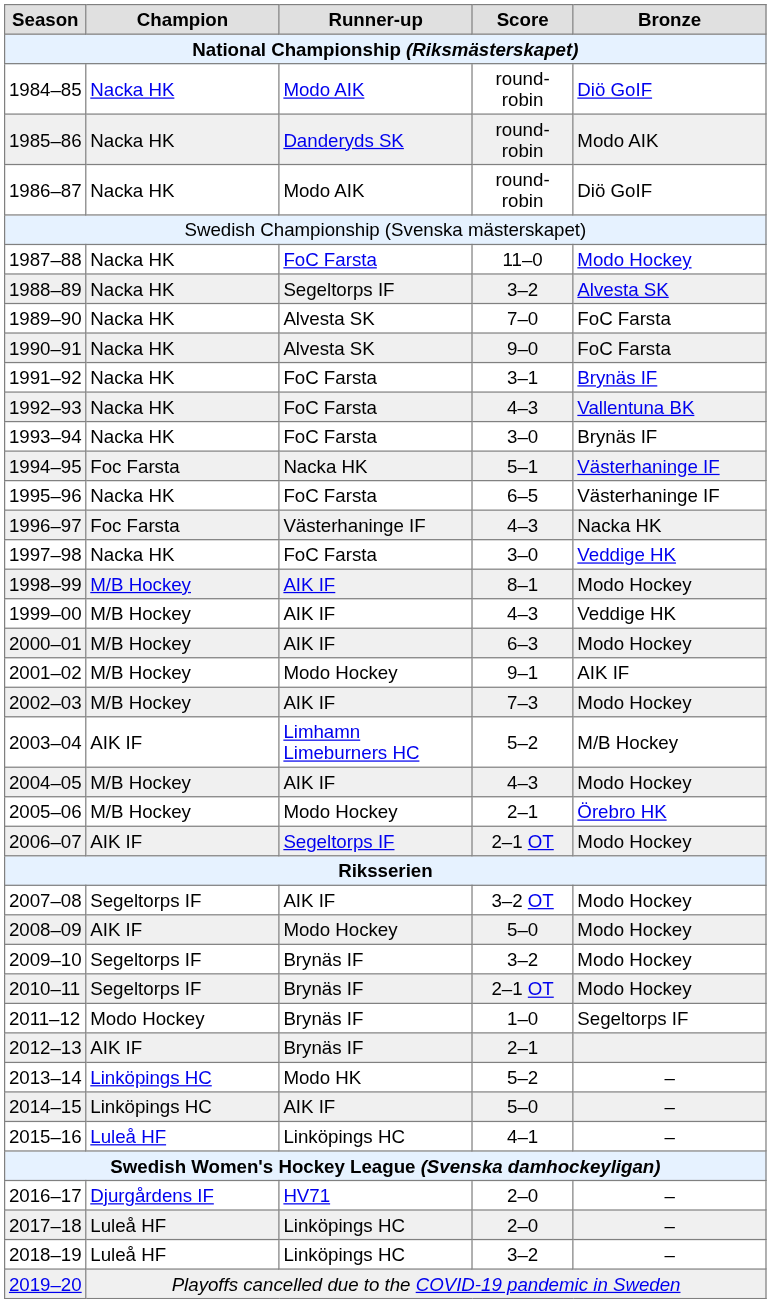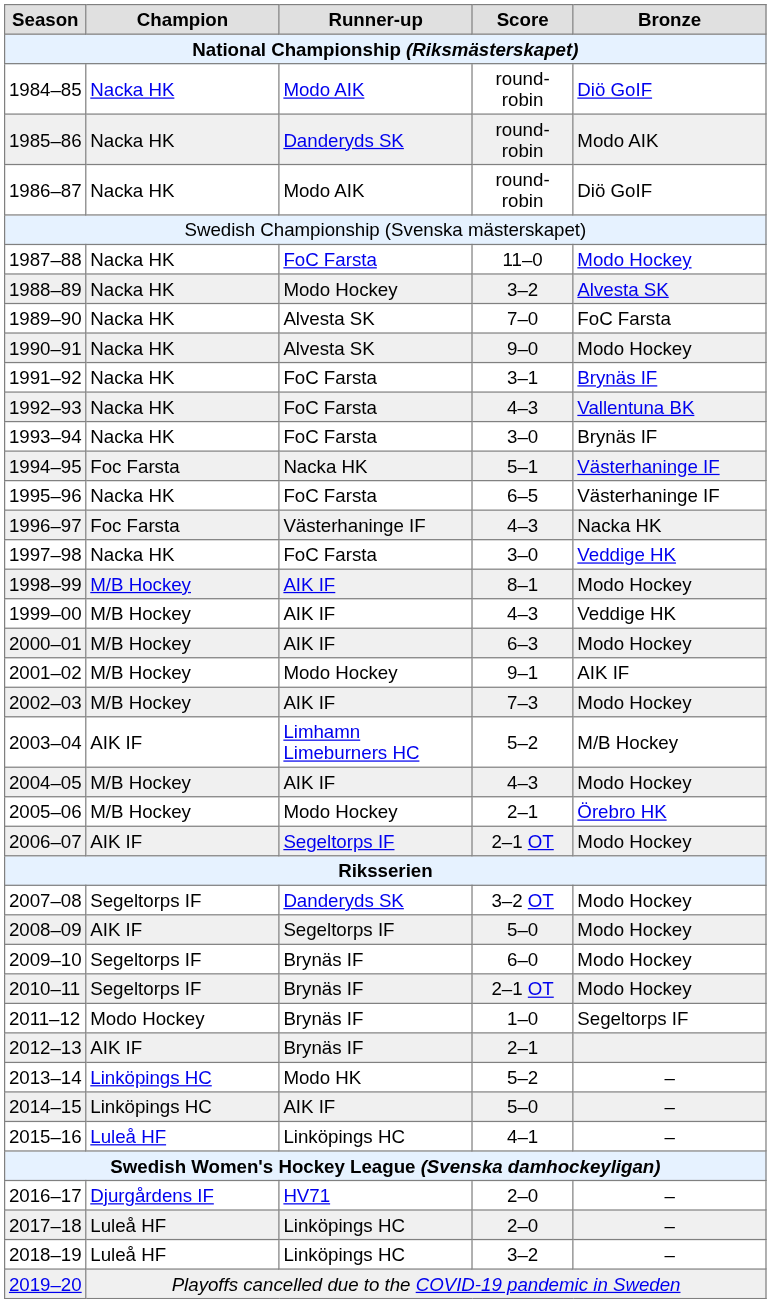(339, 289) Segeltorps IF -> (340, 289) Modo Hockey
(624, 348) FoC Farsta -> (634, 348) Modo Hockey
(309, 900) AIK IF -> (344, 900) Danderyds SK
(340, 930) Modo Hockey -> (339, 930) Segeltorps IF
(523, 959) 3–2 -> (523, 959) 6–0
